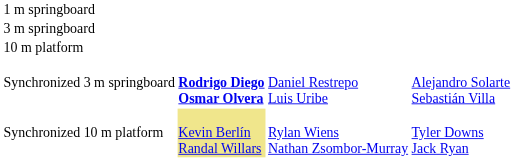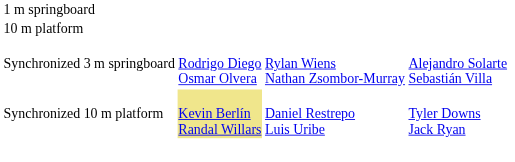- row: (49, 28)
(221, 90) bold -> (220, 71) normal
(313, 90) Daniel Restrepo Luis Uribe -> (335, 71) Rylan Wiens Nathan Zsombor-Murray
(338, 140) Rylan Wiens Nathan Zsombor-Murray -> (310, 121) Daniel Restrepo Luis Uribe
